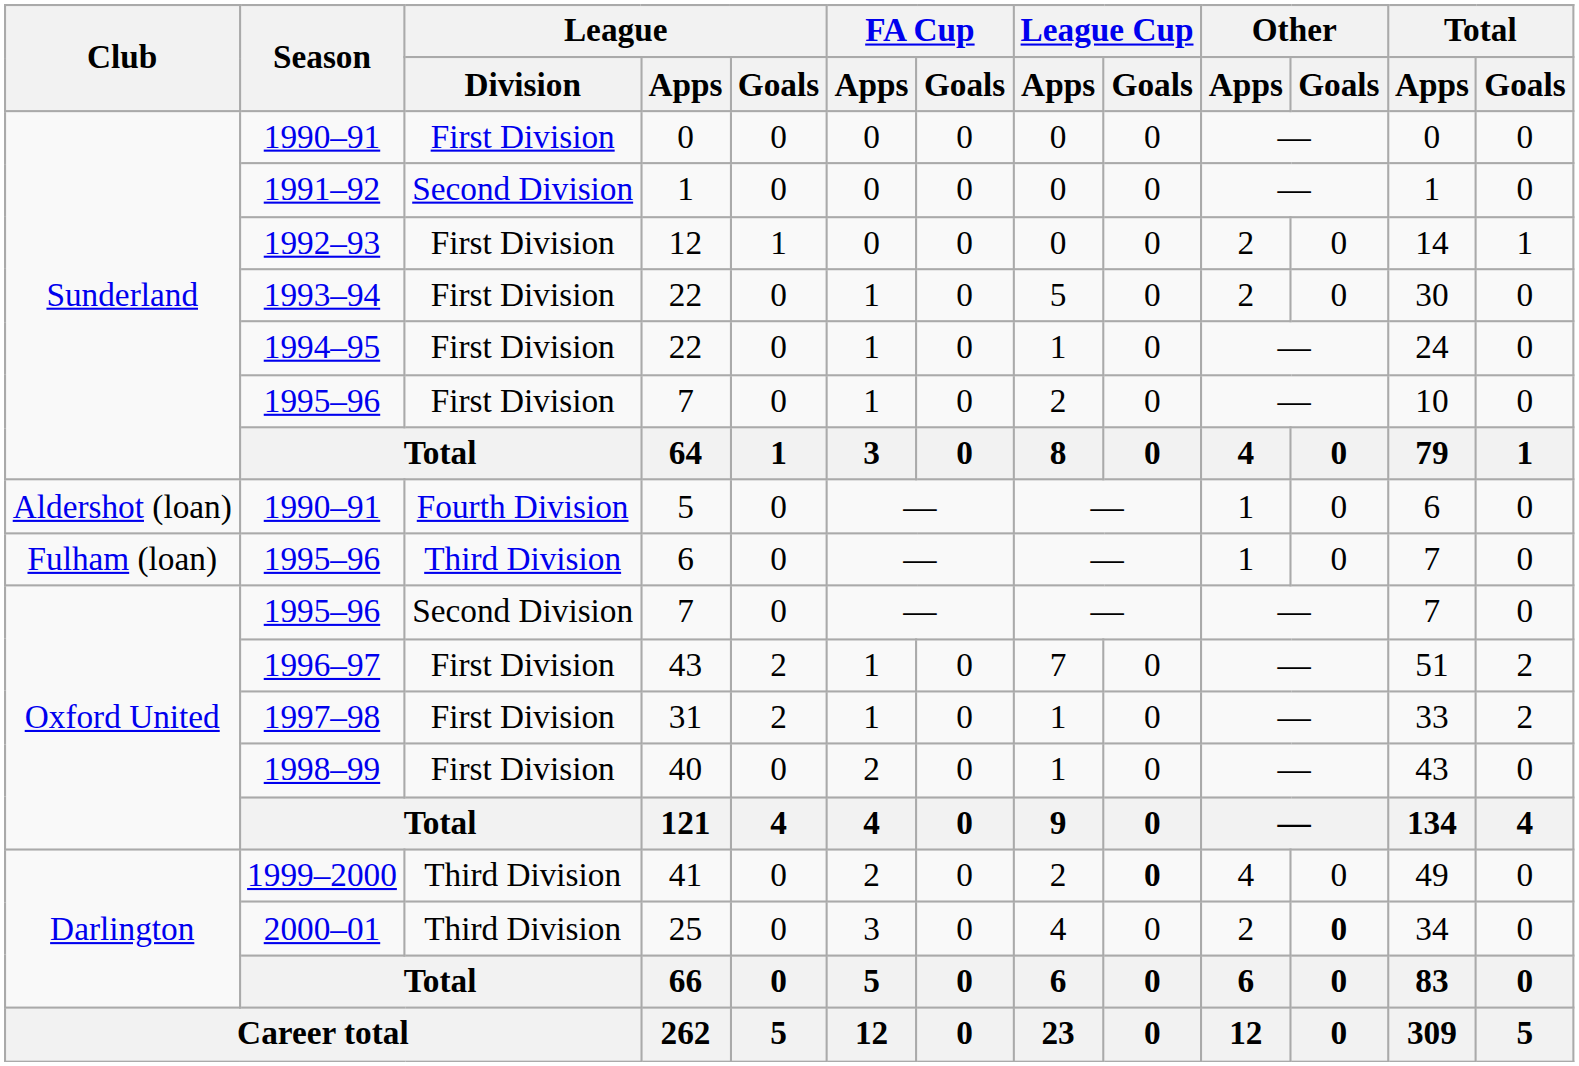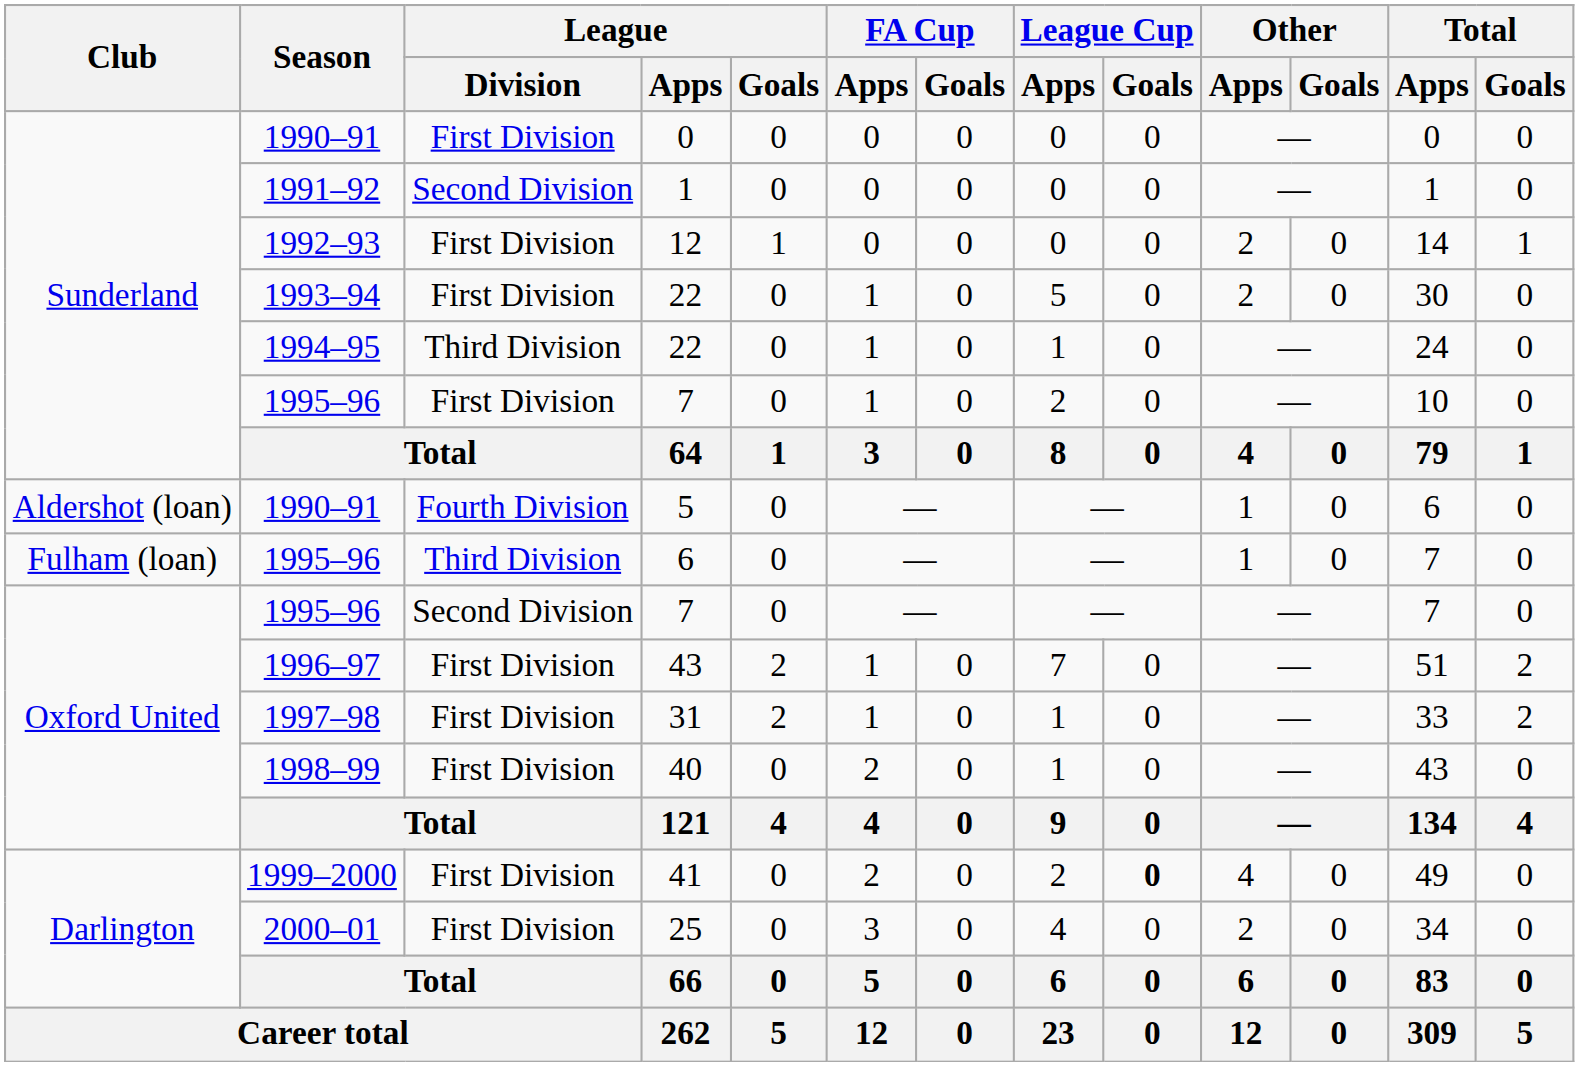(523, 347) First Division -> (523, 347) Third Division
(523, 875) Third Division -> (523, 875) First Division
(523, 928) Third Division -> (523, 928) First Division
(1339, 928) bold -> (1339, 928) normal
